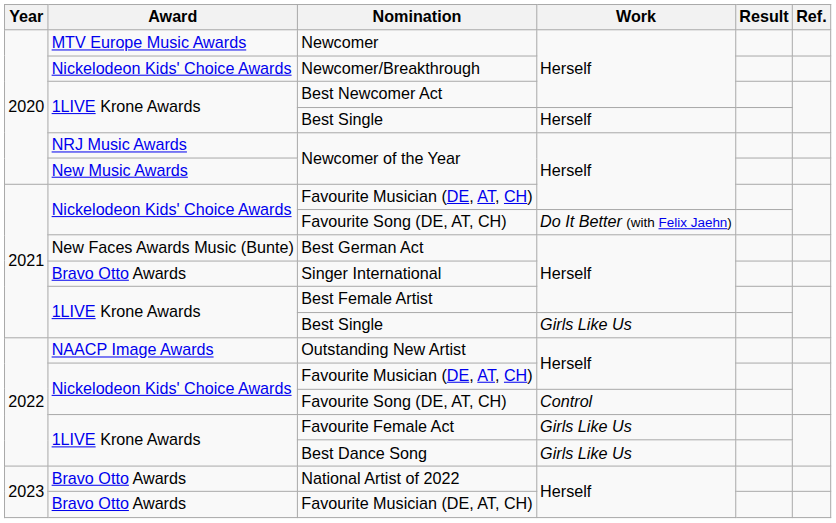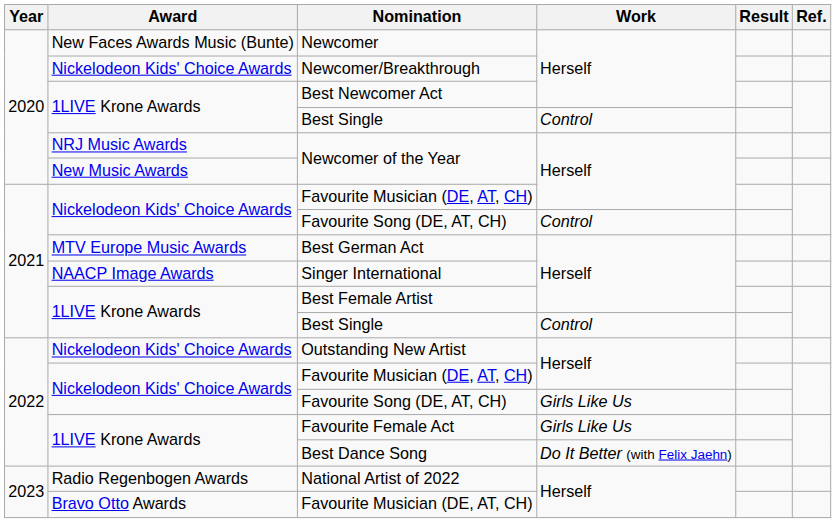(149, 42) MTV Europe Music Awards -> (173, 42) New Faces Awards Music (Bunte)
(566, 119) Herself -> (566, 119) Control
(636, 222) Do It Better (with Felix Jaehn) -> (566, 222) Control
(173, 247) New Faces Awards Music (Bunte) -> (149, 247) MTV Europe Music Awards
(119, 273) Bravo Otto Awards -> (133, 273) NAACP Image Awards
(586, 324) Girls Like Us -> (566, 324) Control
(133, 350) NAACP Image Awards -> (172, 350) Nickelodeon Kids' Choice Awards
(566, 401) Control -> (586, 401) Girls Like Us
(586, 453) Girls Like Us -> (636, 453) Do It Better (with Felix Jaehn)
(119, 478) Bravo Otto Awards -> (150, 478) Radio Regenbogen Awards
